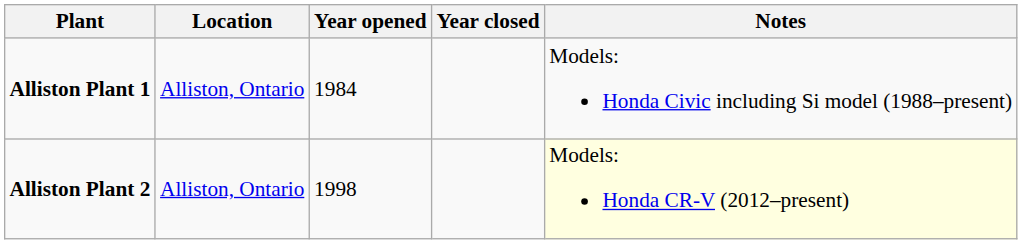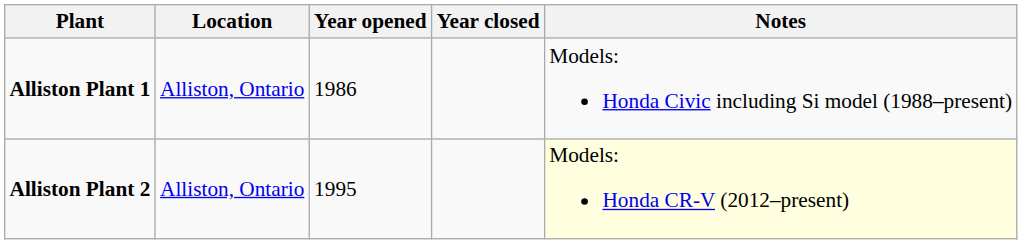(335, 88) 1984 -> (335, 88) 1986
(335, 188) 1998 -> (335, 188) 1995
